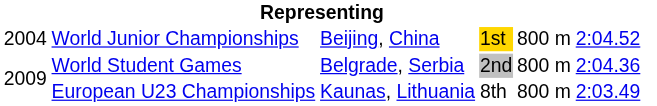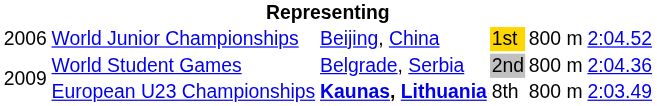(25, 39) 2004 -> (25, 39) 2006
(398, 92) normal -> (403, 92) bold
